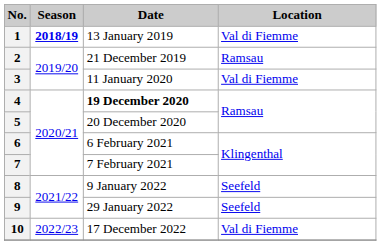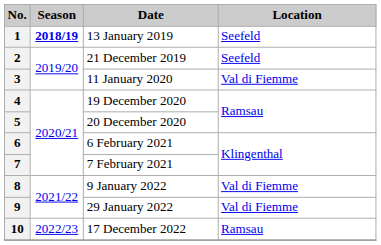(260, 36) Val di Fiemme -> (241, 36) Seefeld
(242, 57) Ramsau -> (241, 57) Seefeld
(138, 100) bold -> (136, 100) normal
(241, 185) Seefeld -> (260, 185) Val di Fiemme
(241, 207) Seefeld -> (260, 207) Val di Fiemme
(260, 228) Val di Fiemme -> (242, 228) Ramsau
